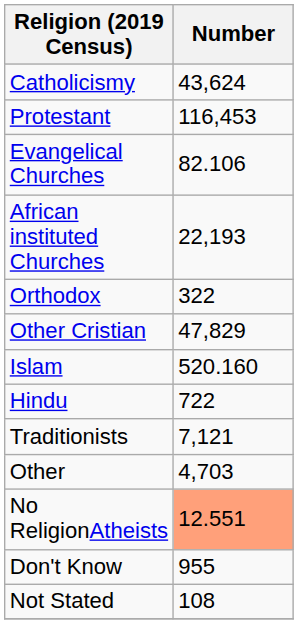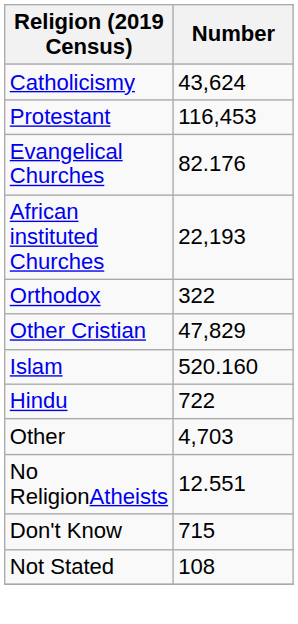(212, 164) 82.106 -> (212, 164) 82.176
- row: (69, 436)
(212, 518) lightsalmon background -> (212, 483) no background
(197, 566) 955 -> (197, 531) 715
